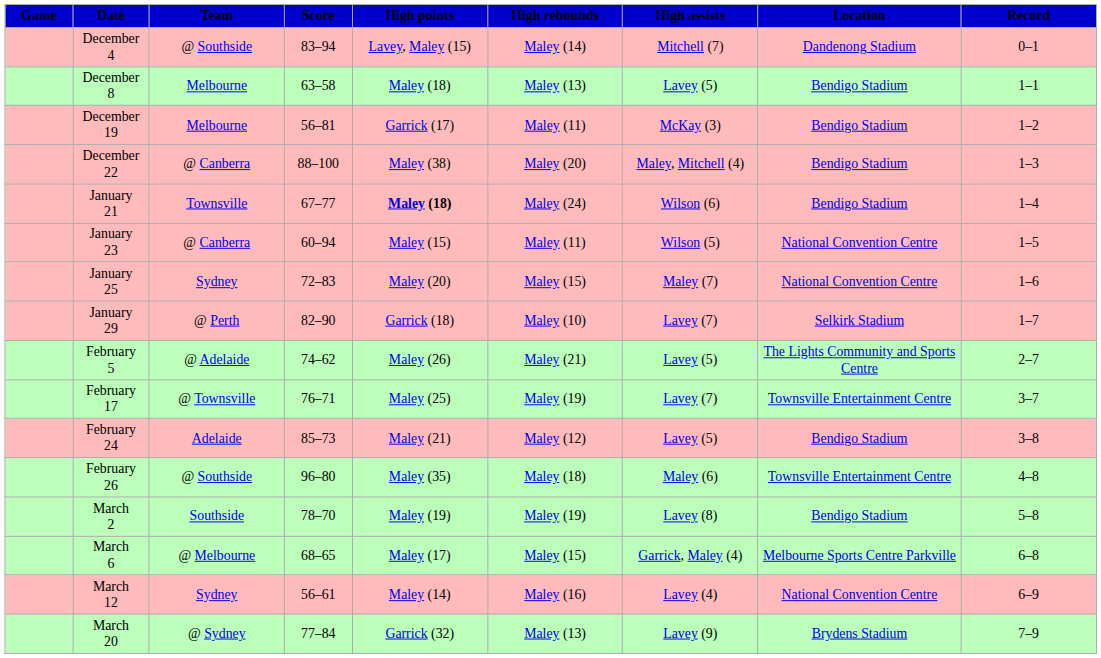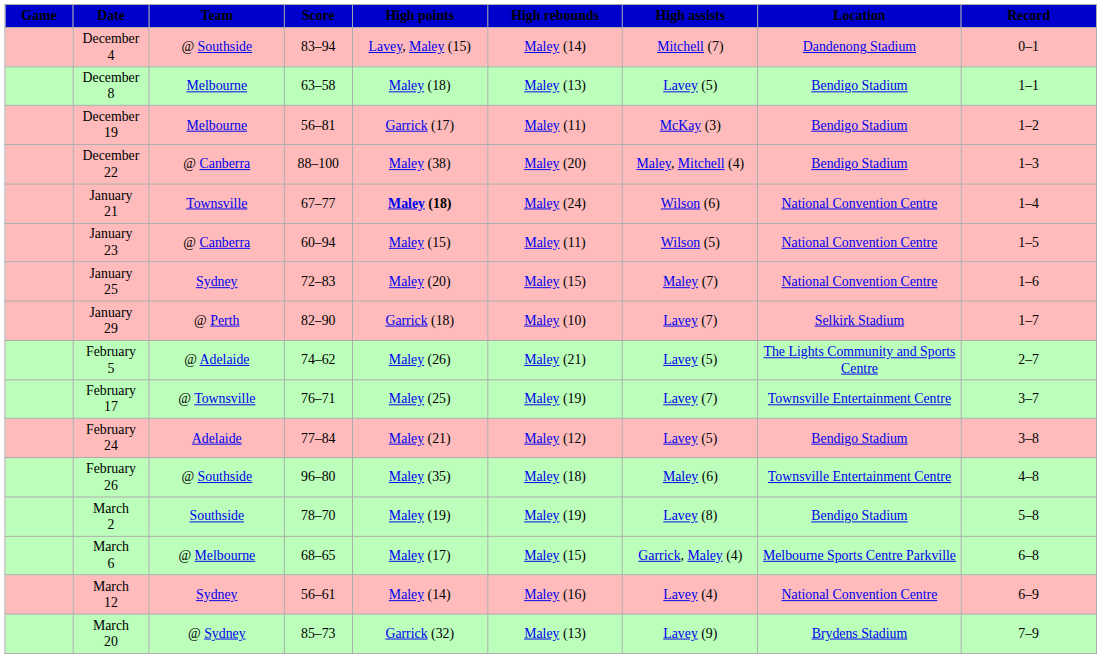(859, 203) Bendigo Stadium -> (859, 203) National Convention Centre
(318, 438) 85–73 -> (318, 438) 77–84
(318, 634) 77–84 -> (318, 634) 85–73
